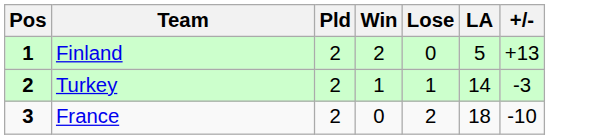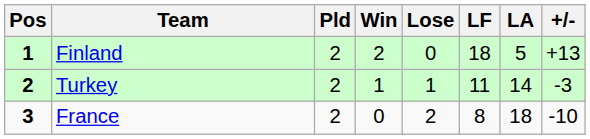+ column: (480, 20)
